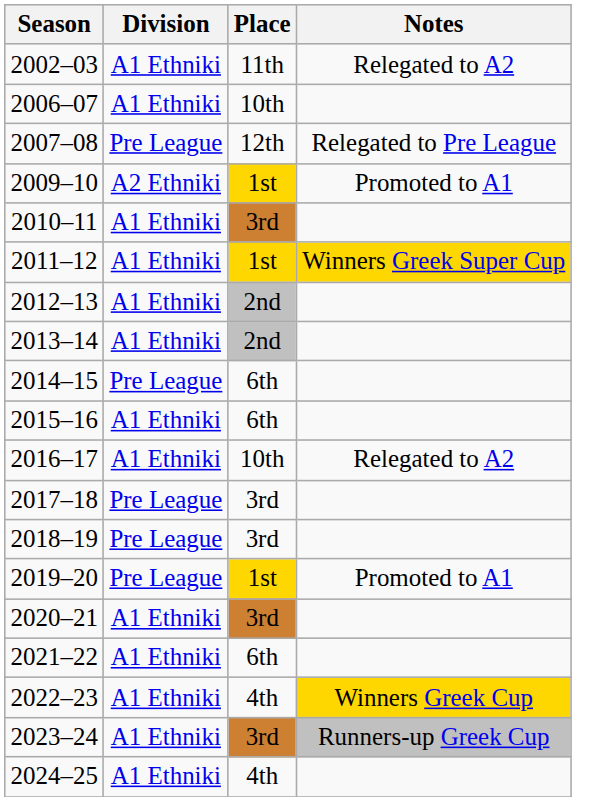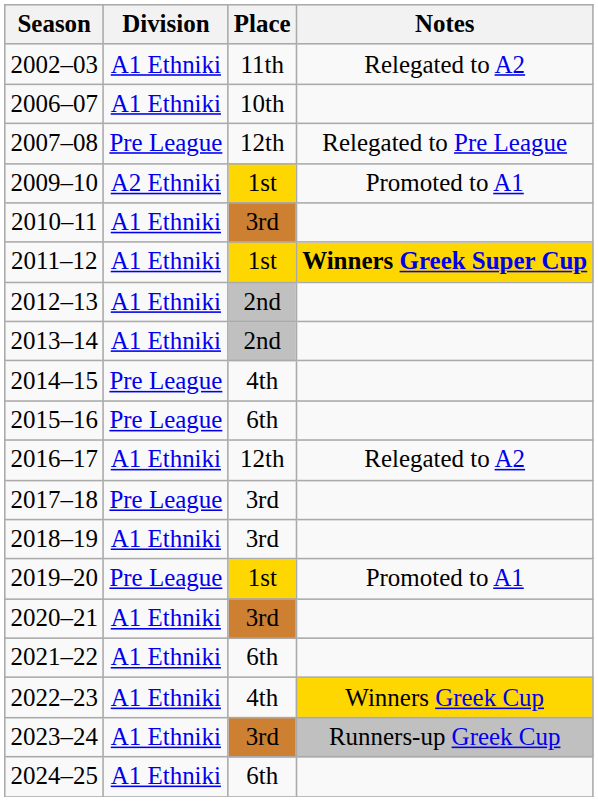(434, 261) normal -> (445, 261) bold
(262, 380) 6th -> (262, 380) 4th
(166, 420) A1 Ethniki -> (166, 420) Pre League
(262, 459) 10th -> (262, 459) 12th
(166, 538) Pre League -> (166, 538) A1 Ethniki
(262, 776) 4th -> (262, 776) 6th
